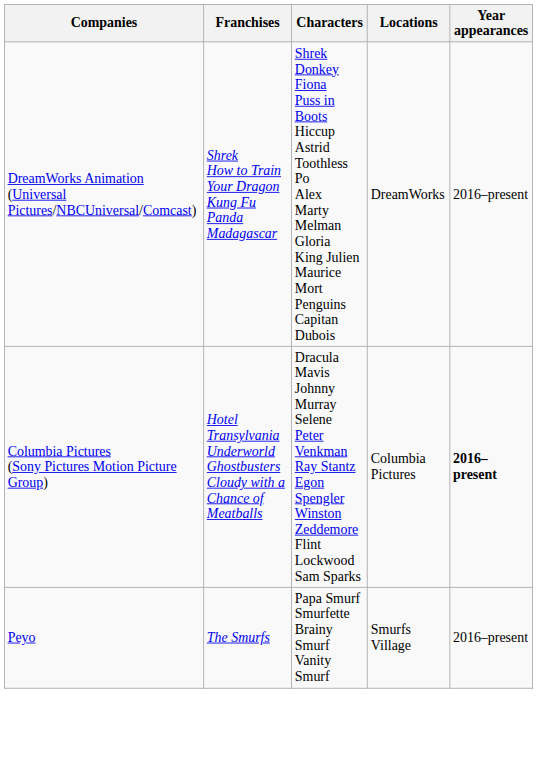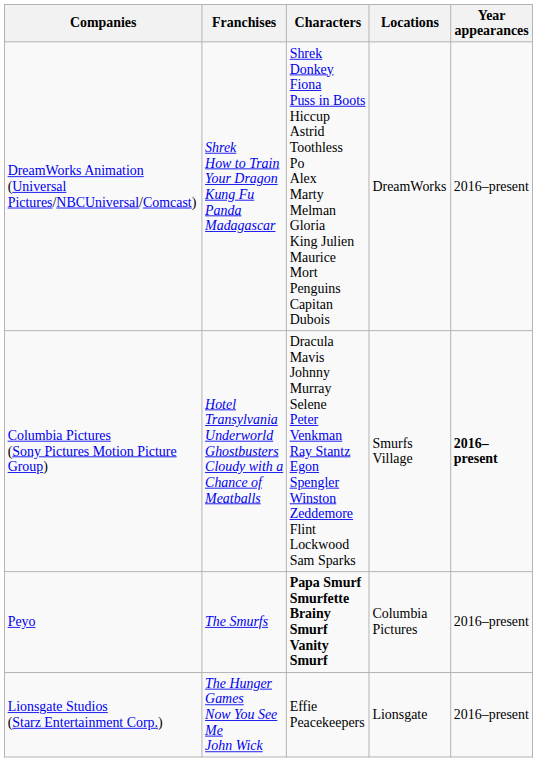(398, 466) Columbia Pictures -> (393, 451) Smurfs Village
(328, 637) normal -> (325, 622) bold
(391, 637) Smurfs Village -> (400, 622) Columbia Pictures
+ row: (85, 714)
